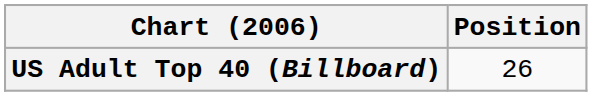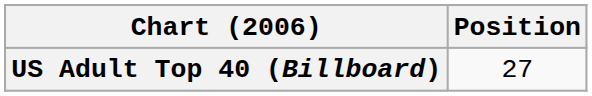(517, 70) 26 -> (517, 70) 27
